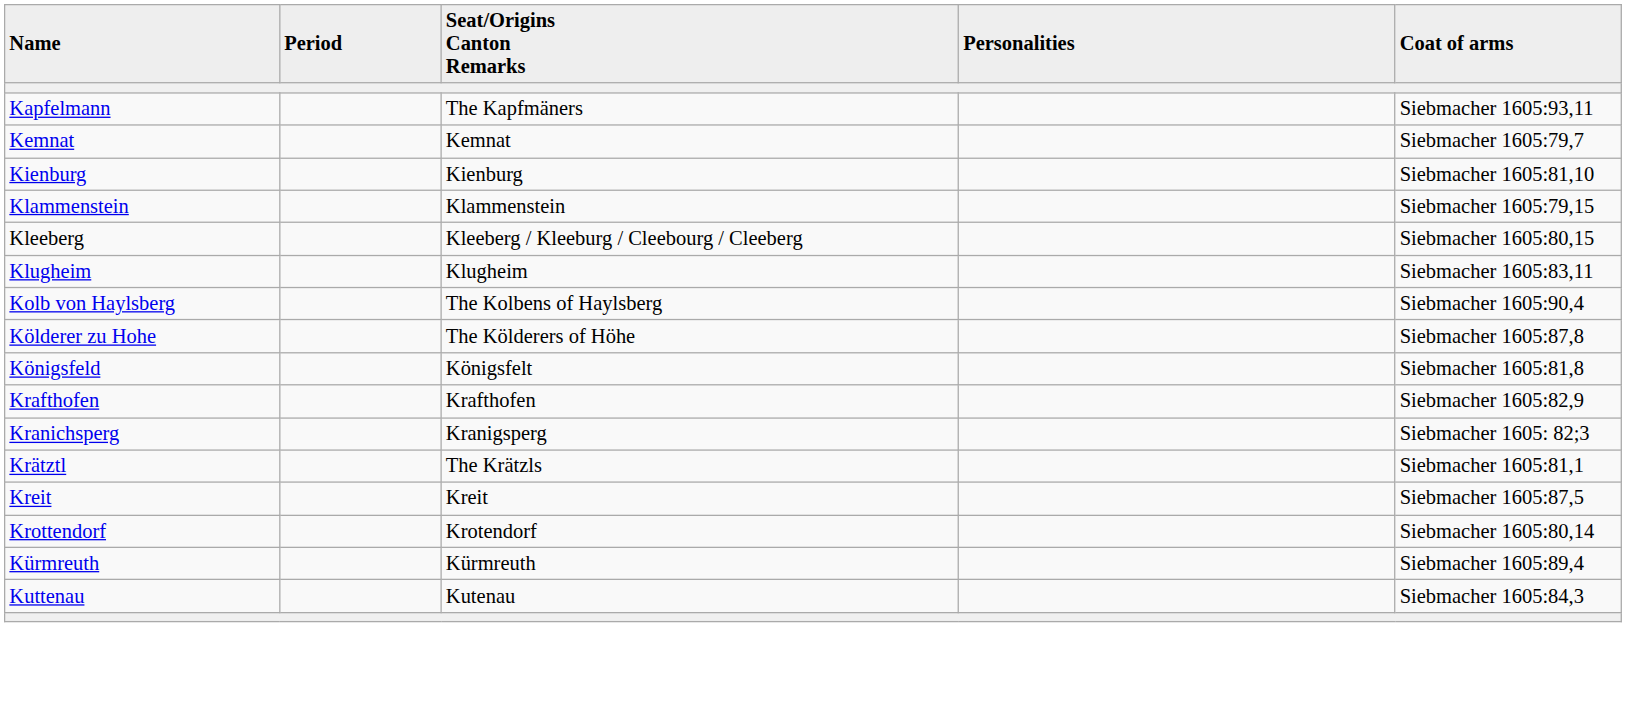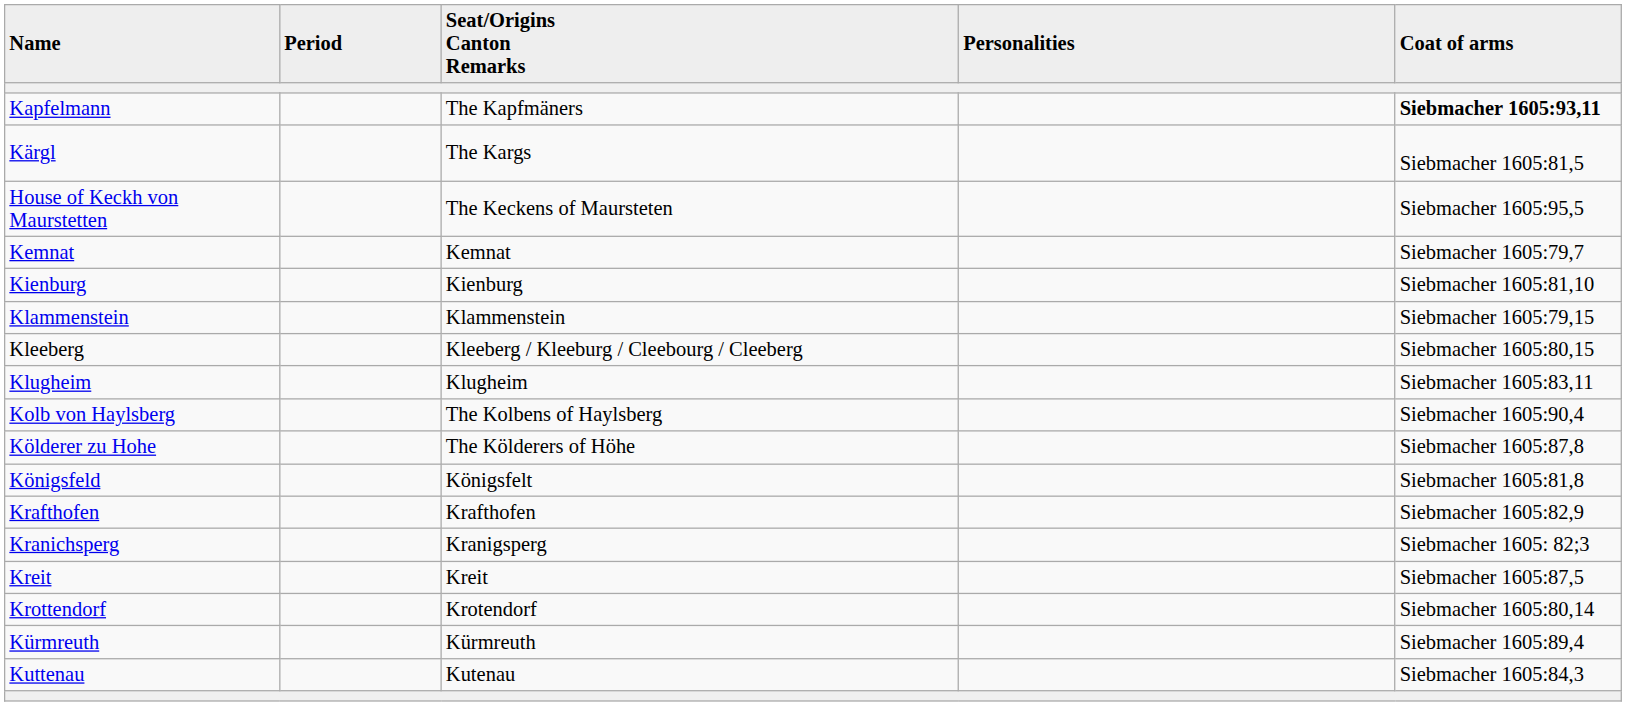(1497, 108) normal -> (1500, 108) bold
+ row: (32, 152)
+ row: (94, 208)
- row: (38, 466)
